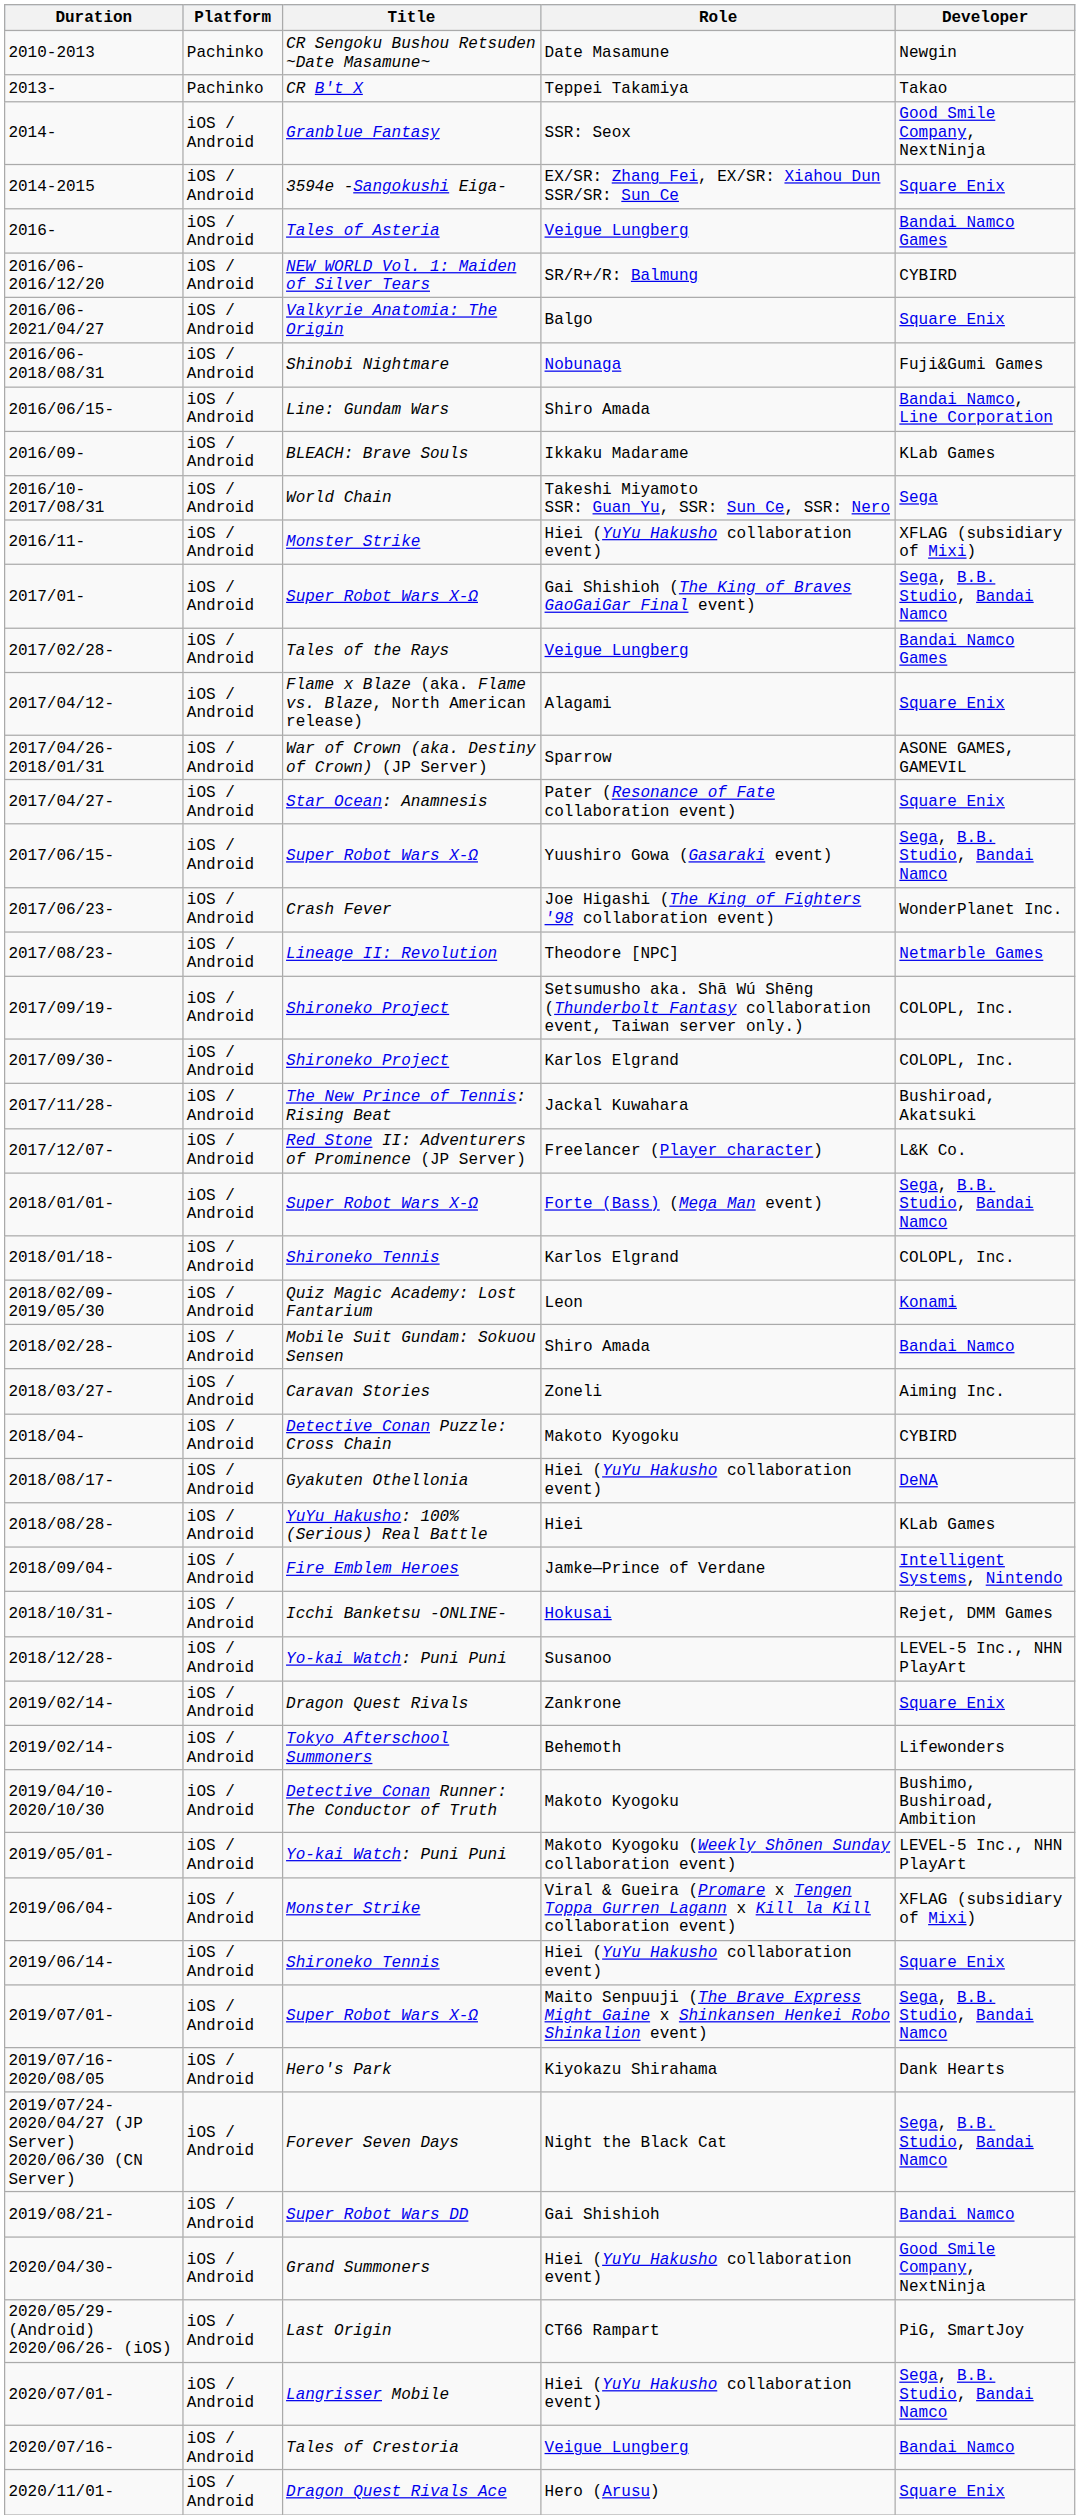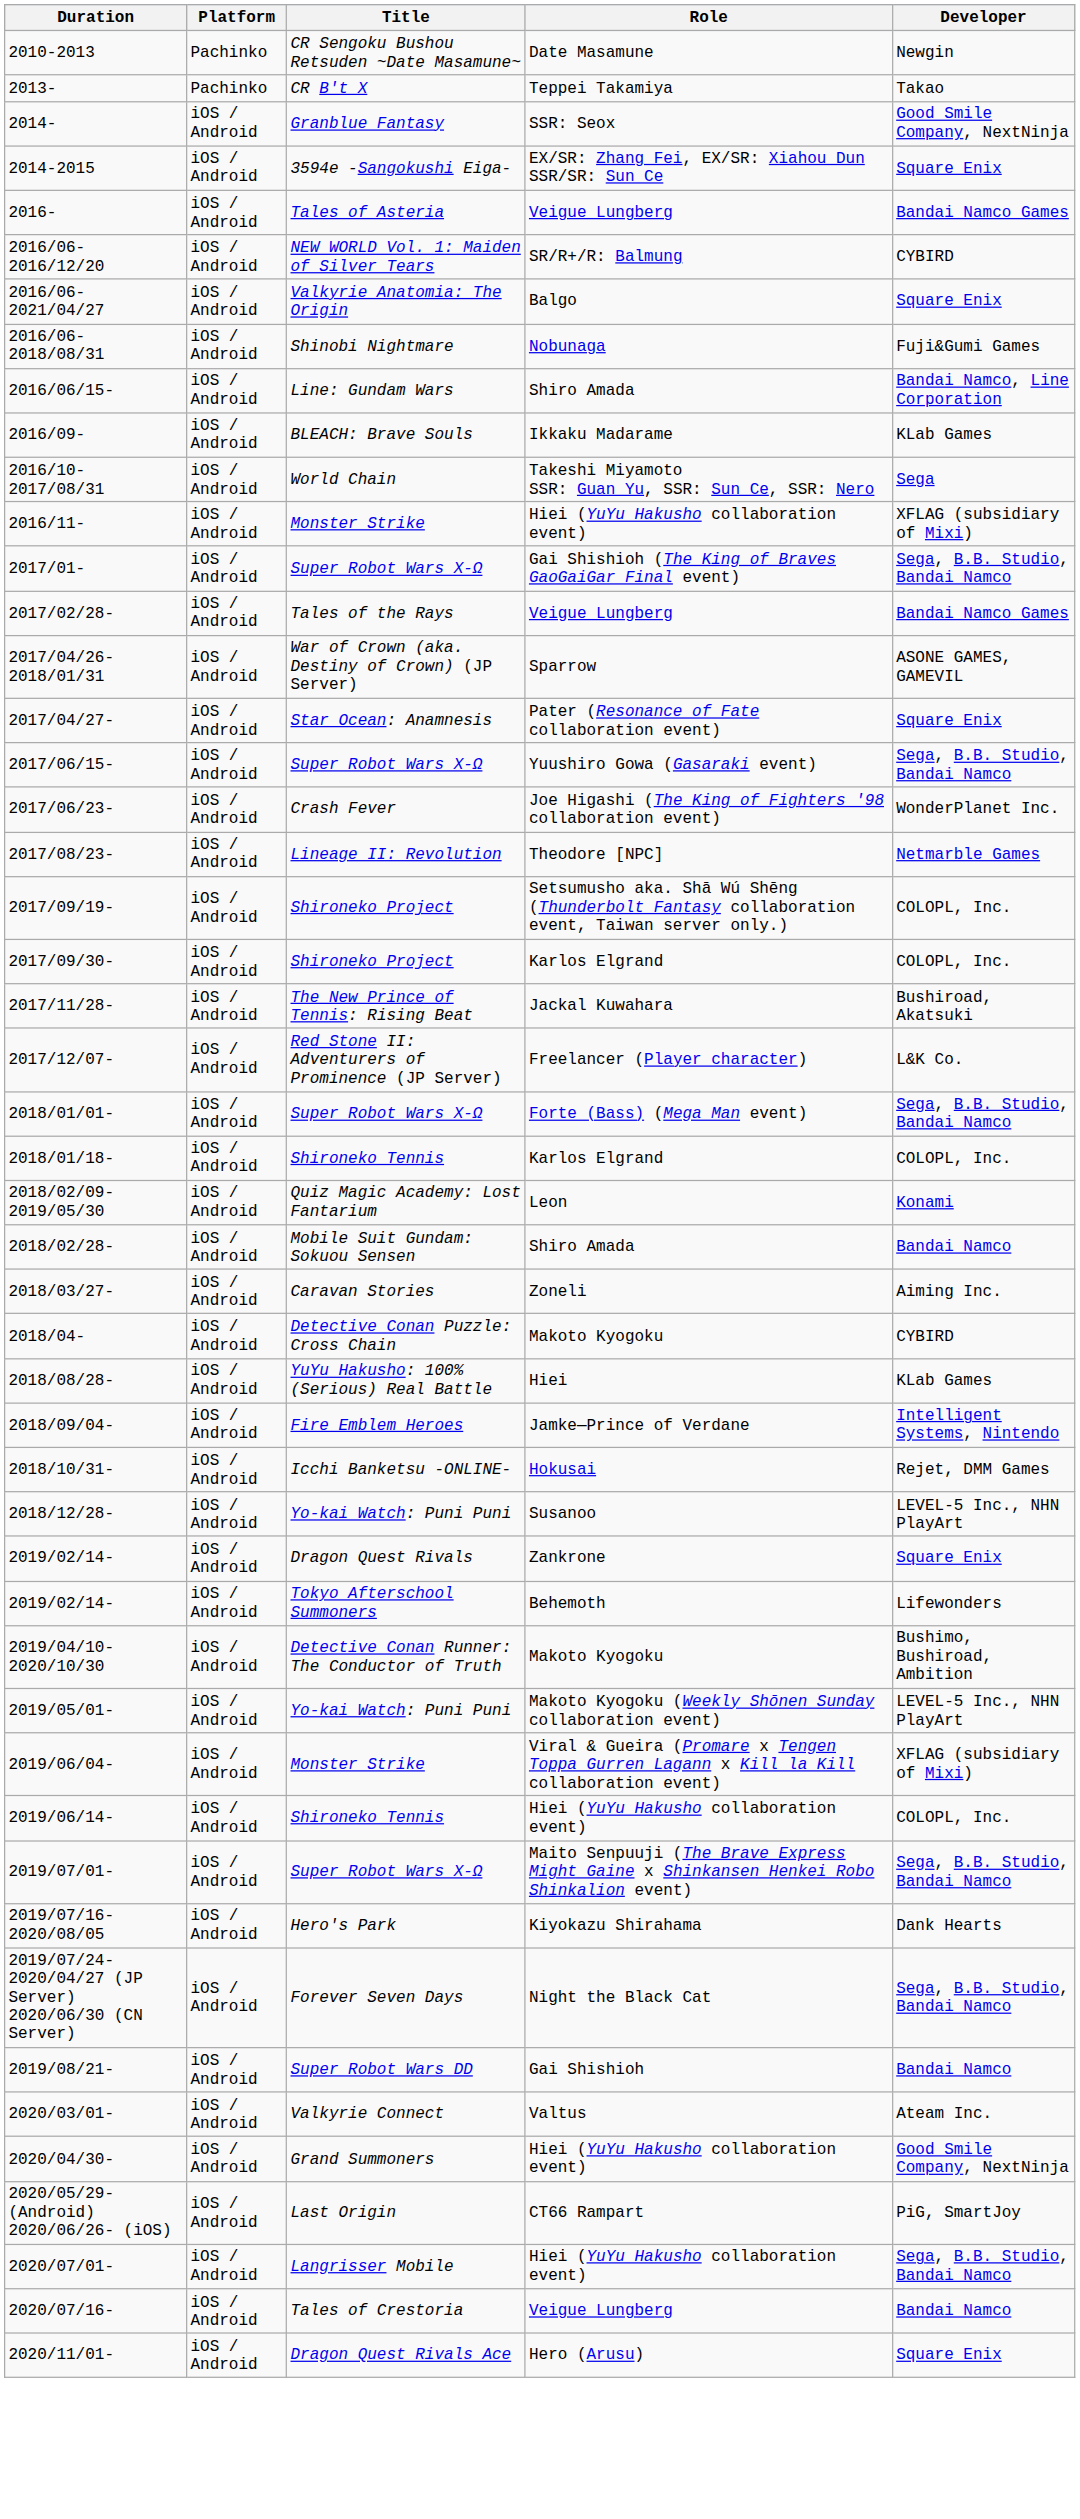- row: (61, 704)
- row: (61, 1480)
(952, 1963) Square Enix -> (954, 1818) COLOPL, Inc.
+ row: (61, 2114)
